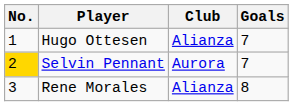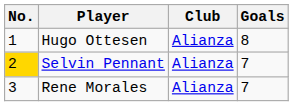(245, 40) 7 -> (245, 40) 8
(198, 64) Aurora -> (203, 64) Alianza
(245, 88) 8 -> (245, 88) 7
